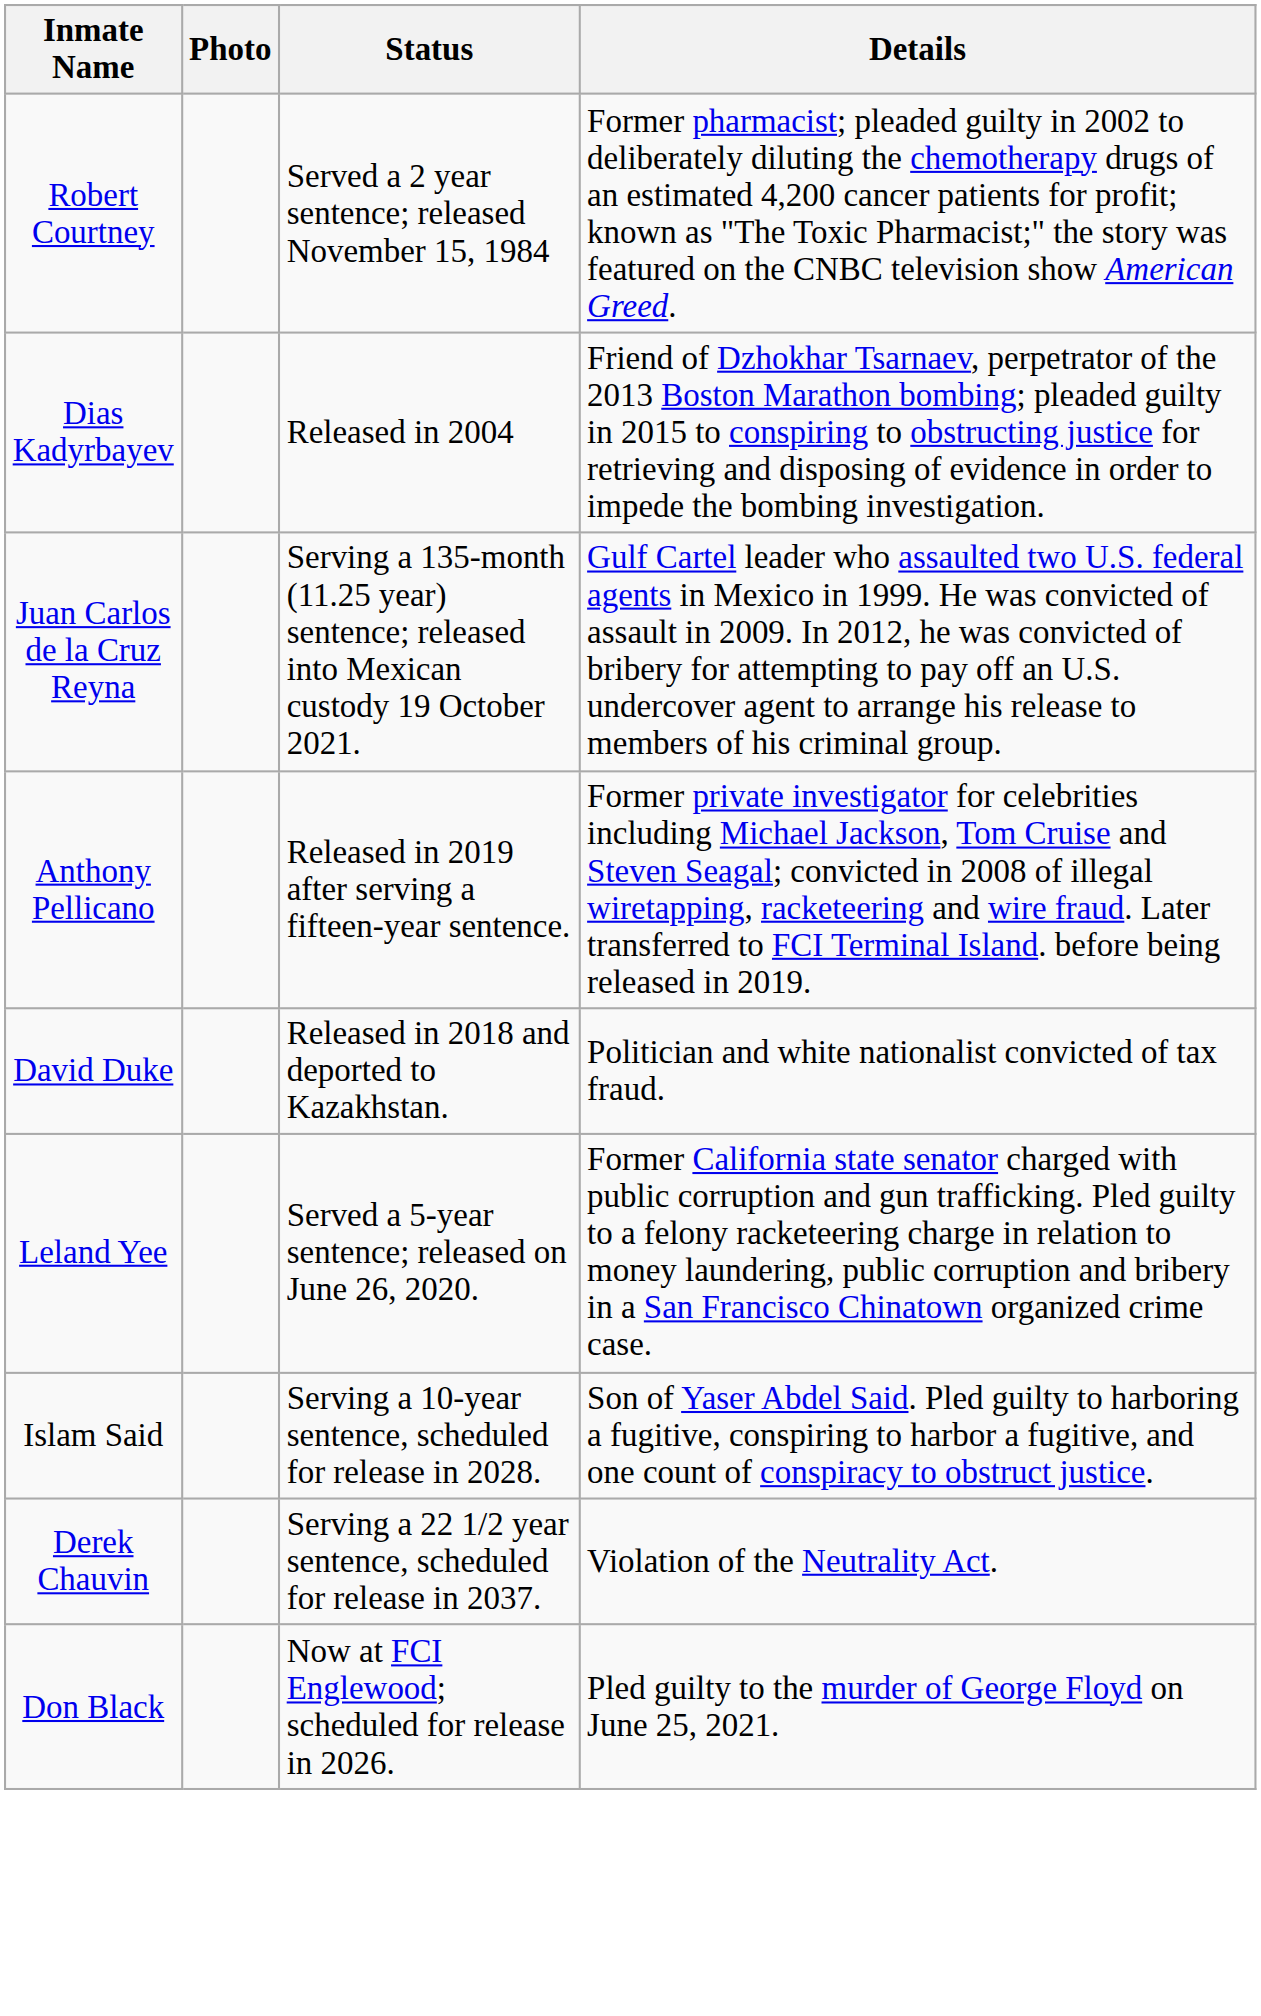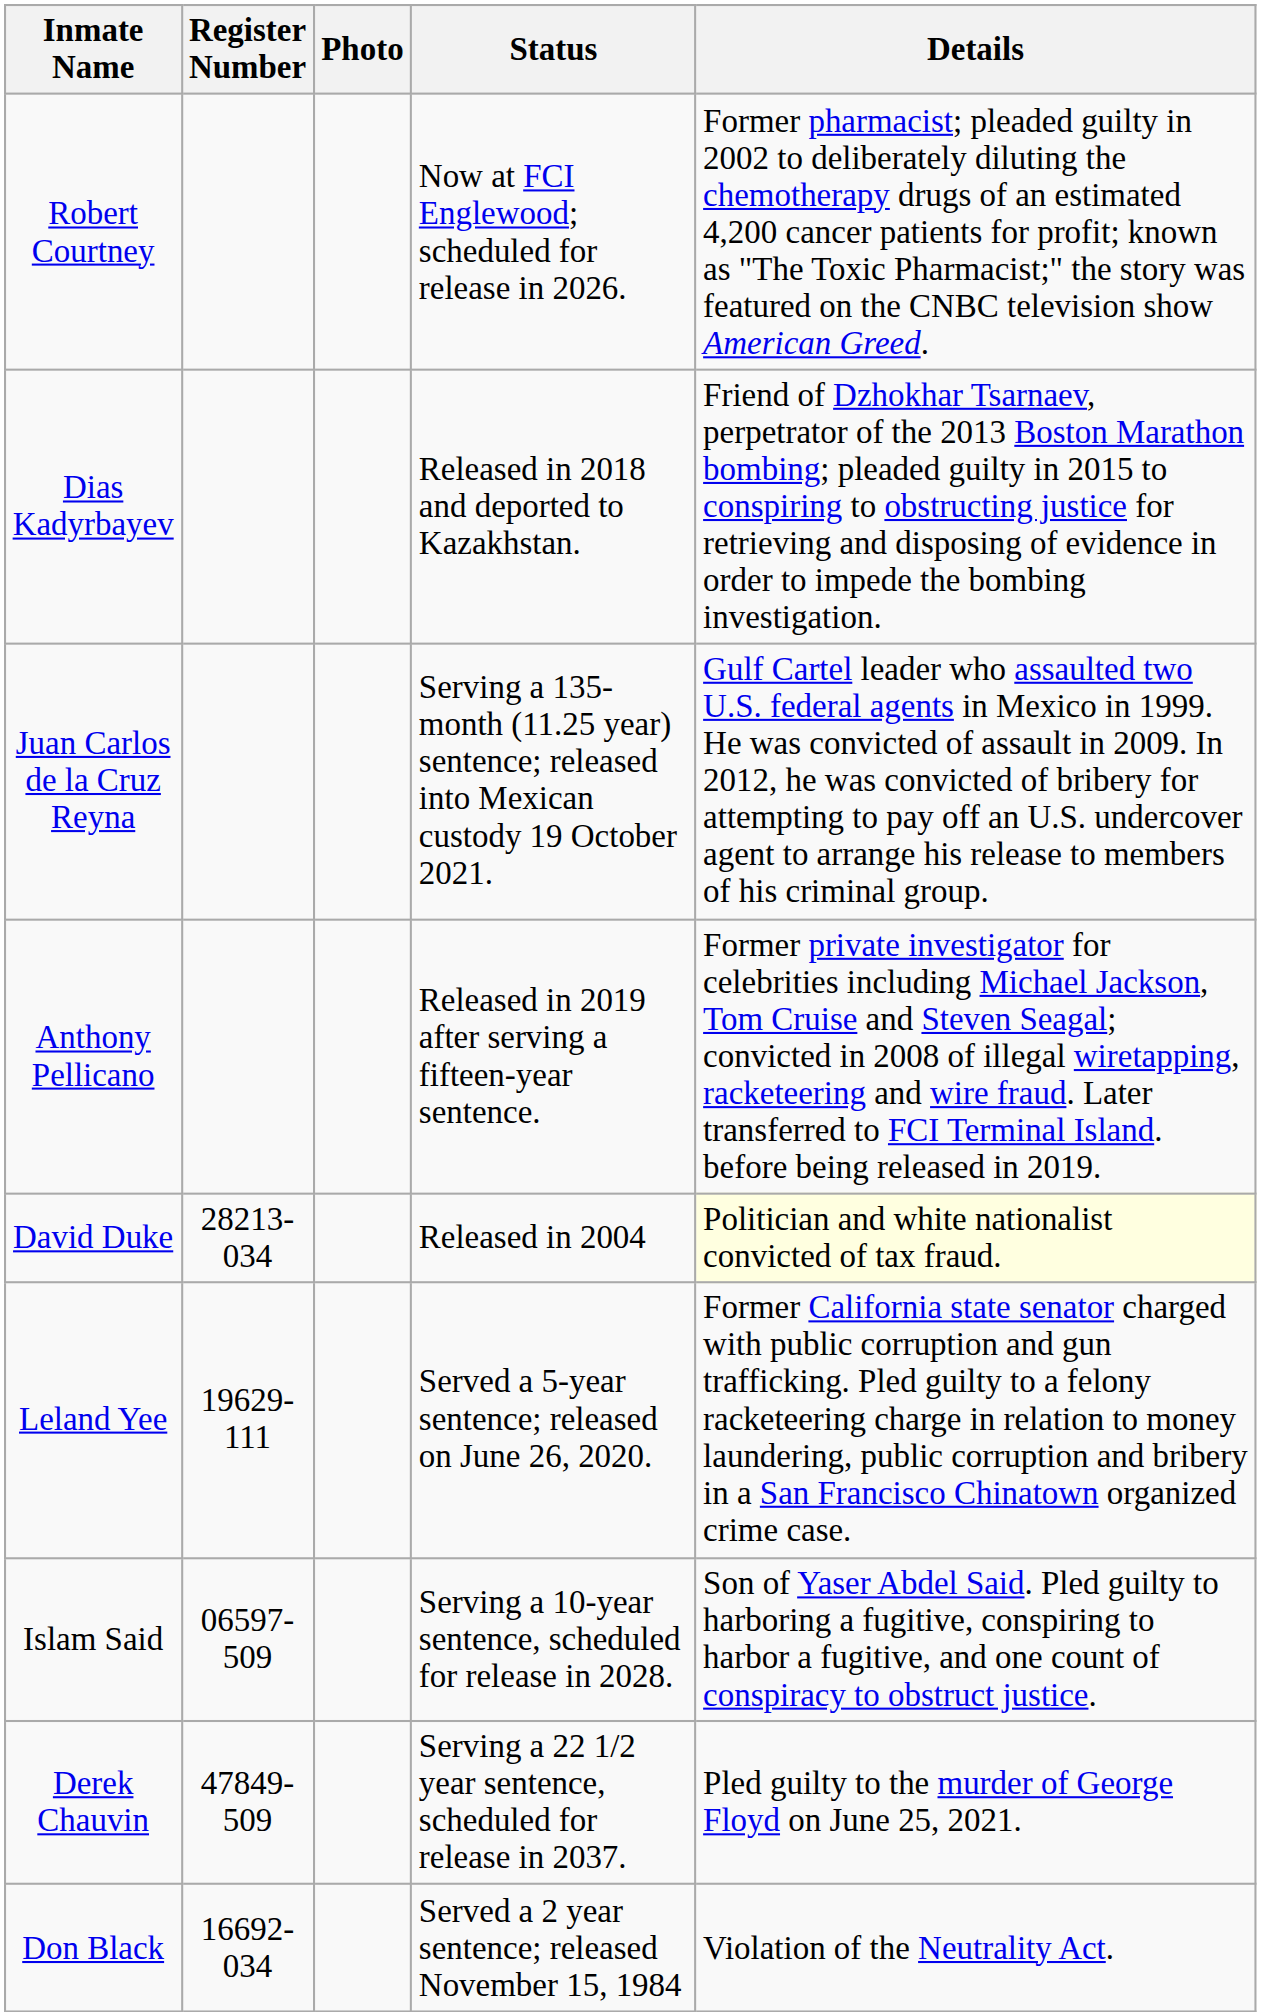+ column: (247, 49)
(418, 212) Served a 2 year sentence; released November 15, 1984 -> (523, 231) Now at FCI Englewood; scheduled for release in 2026.
(400, 431) Released in 2004 -> (532, 505) Released in 2018 and deported to Kazakhstan.
(428, 1070) Released in 2018 and deported to Kazakhstan. -> (532, 1237) Released in 2004
(902, 1070) no background -> (908, 1237) lightyellow background
(793, 1561) Violation of the Neutrality Act. -> (938, 1802) Pled guilty to the murder of George Floyd on June 25, 2021.
(426, 1706) Now at FCI Englewood; scheduled for release in 2026. -> (550, 1947) Served a 2 year sentence; released November 15, 1984
(885, 1706) Pled guilty to the murder of George Floyd on June 25, 2021. -> (909, 1947) Violation of the Neutrality Act.
